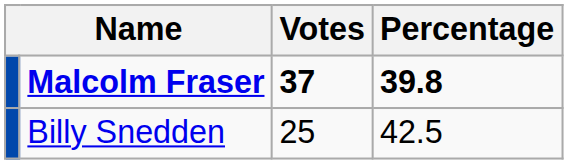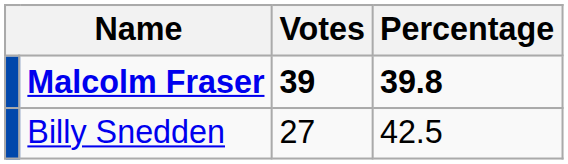(297, 81) 37 -> (297, 81) 39
(297, 132) 25 -> (297, 132) 27
